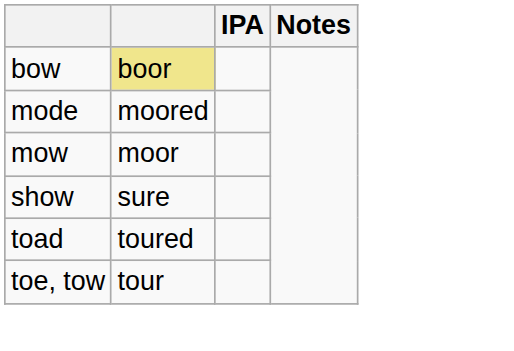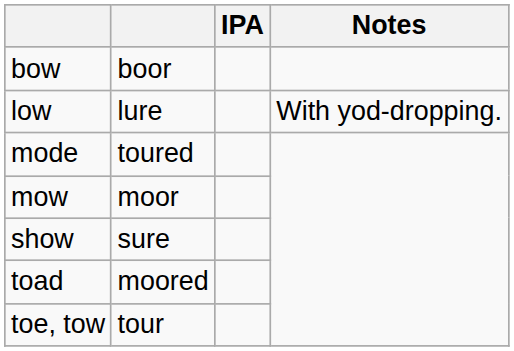(144, 68) khaki background -> (144, 68) no background
+ row: (31, 111)
(163, 111) moored -> (156, 153) toured
(156, 238) toured -> (163, 281) moored
